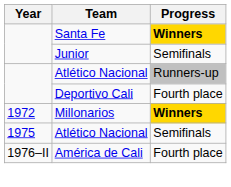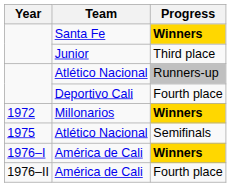(182, 53) Semifinals -> (184, 53) Third place
+ row: (26, 152)
